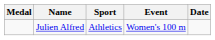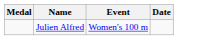- column: (105, 12)
